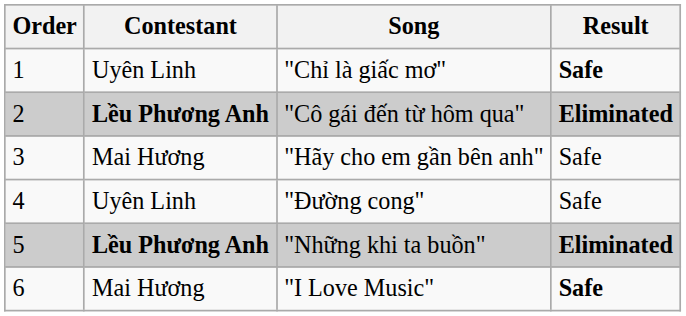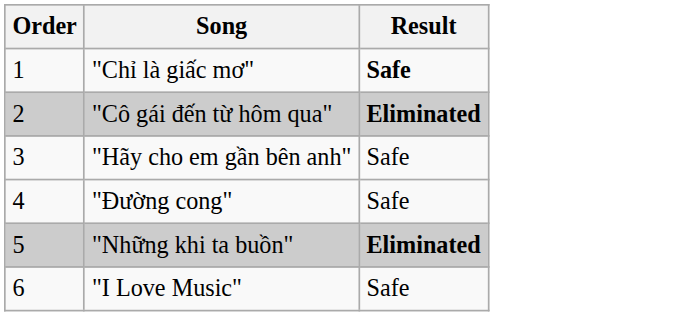- column: (180, 26)
(581, 288) bold -> (388, 288) normal
